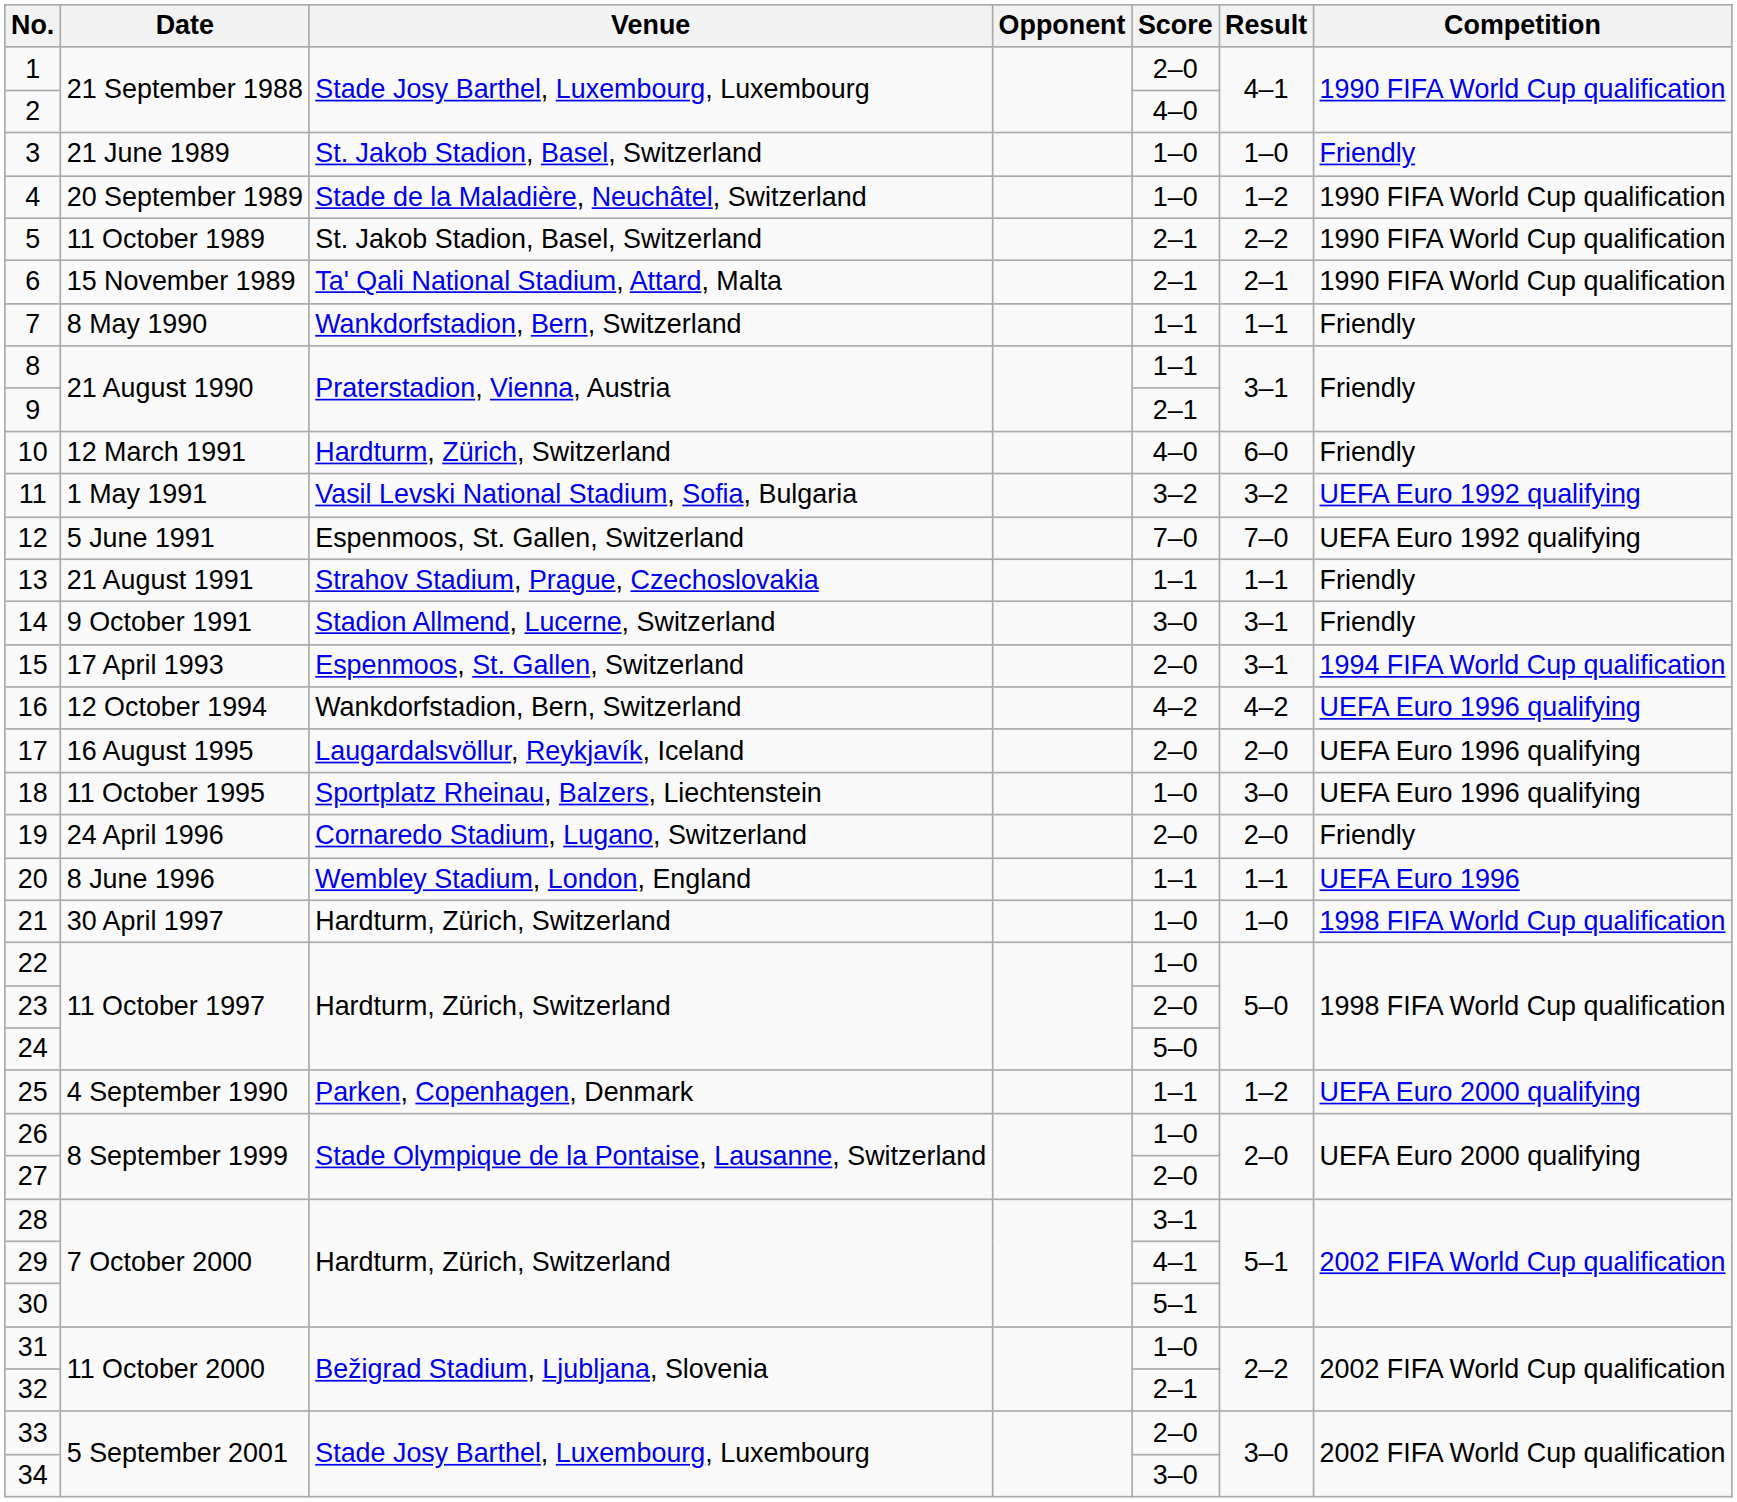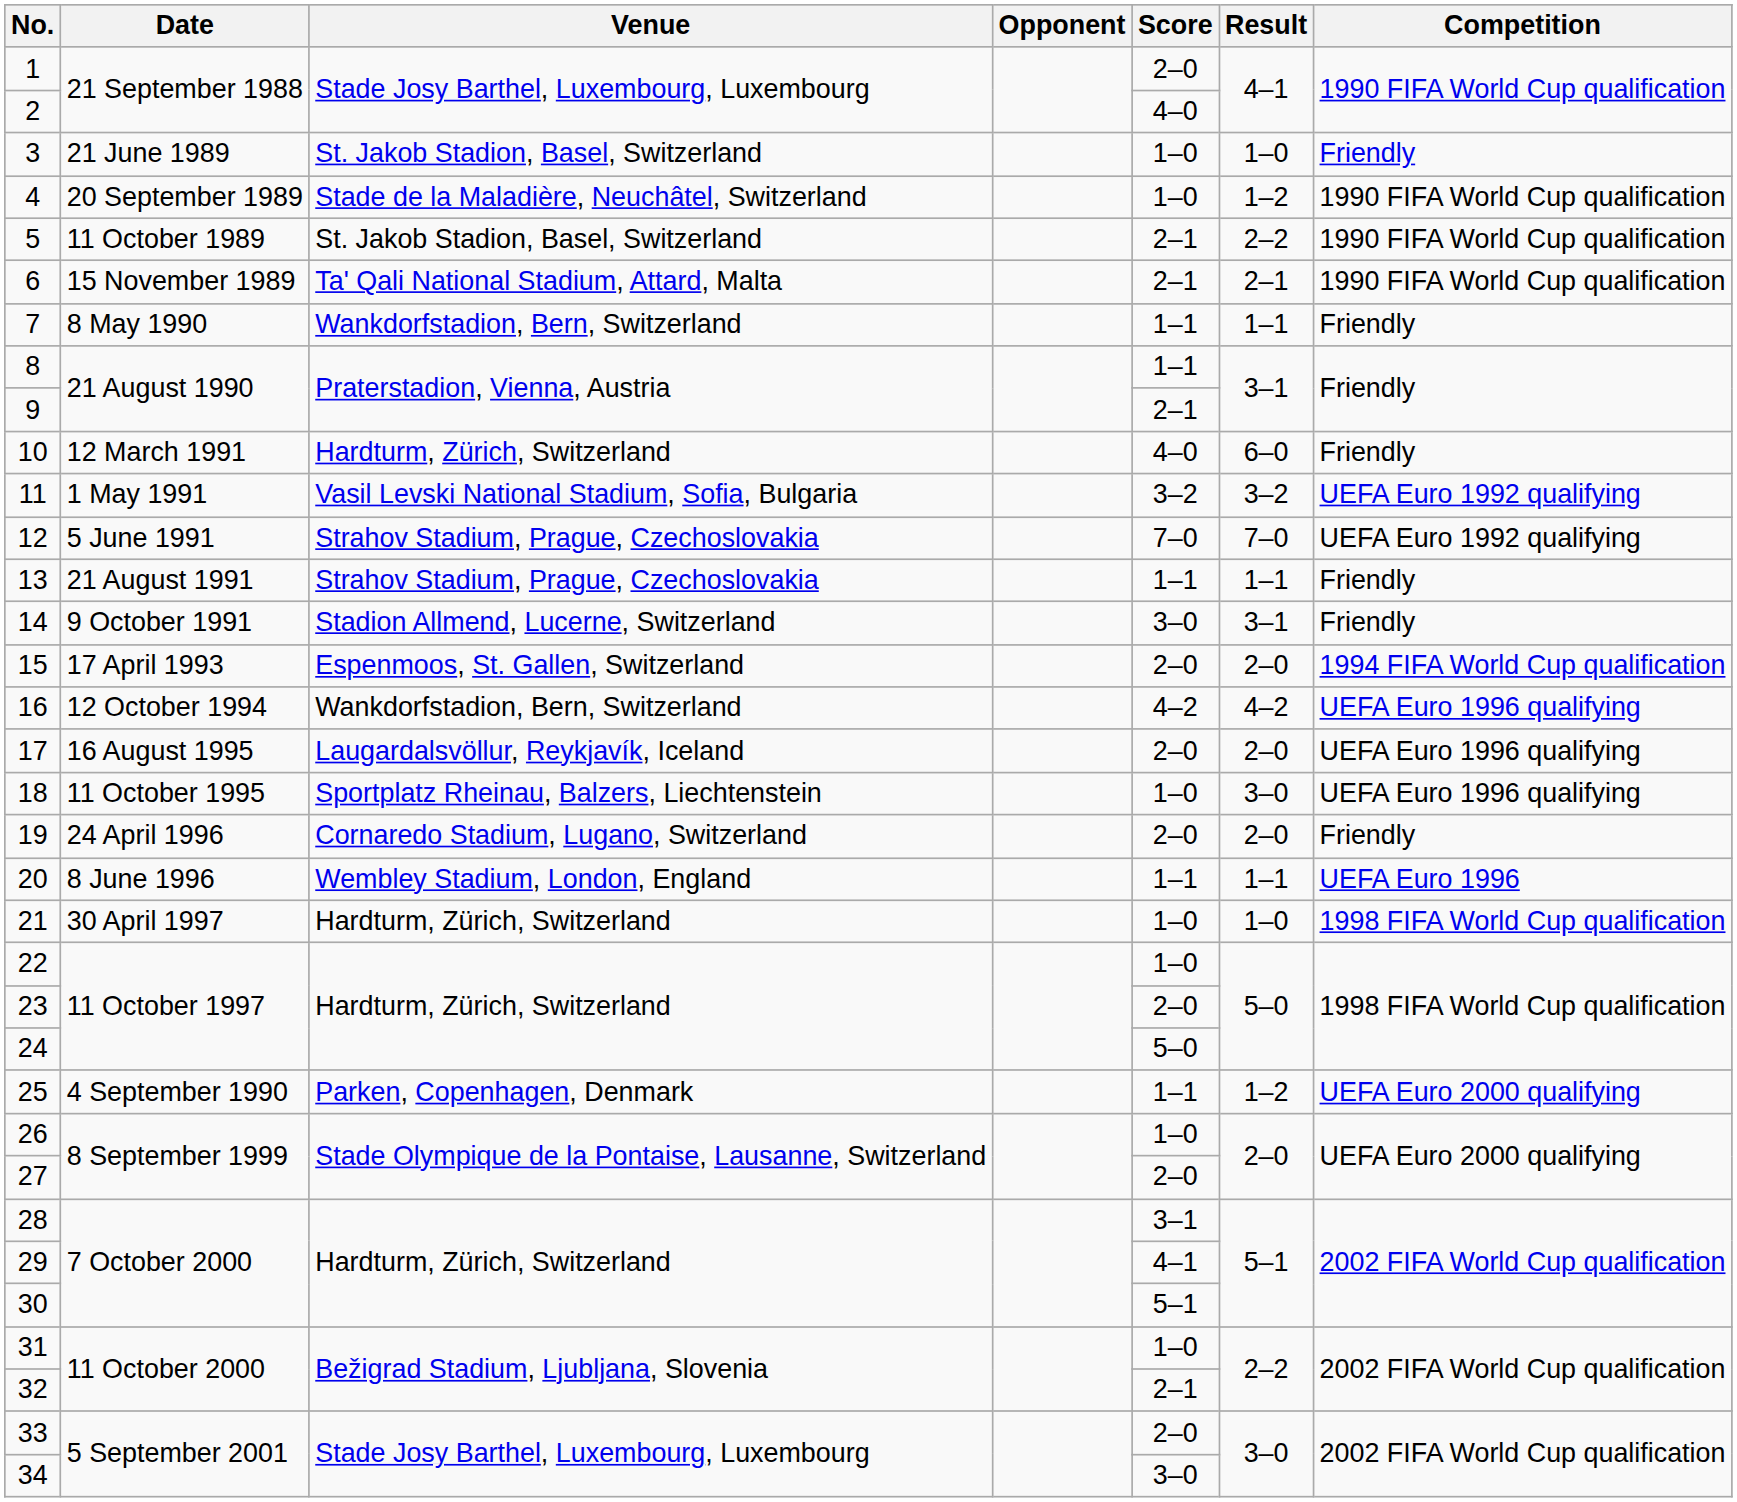(530, 537) Espenmoos, St. Gallen, Switzerland -> (567, 537) Strahov Stadium, Prague, Czechoslovakia
(1266, 665) 3–1 -> (1266, 665) 2–0
